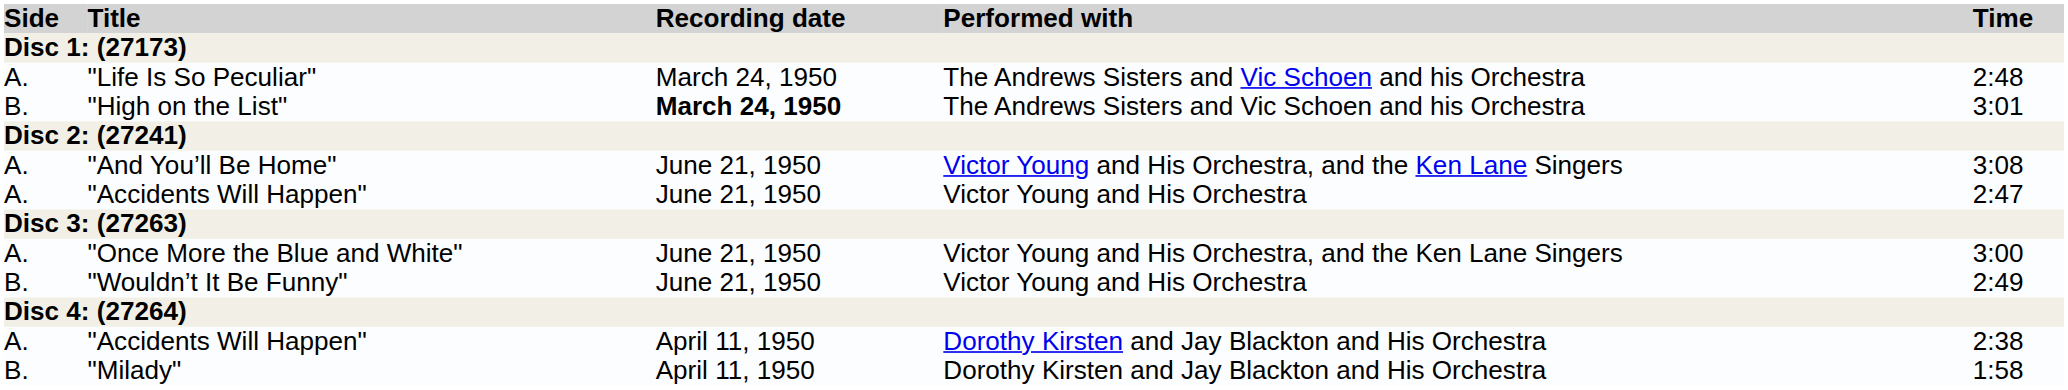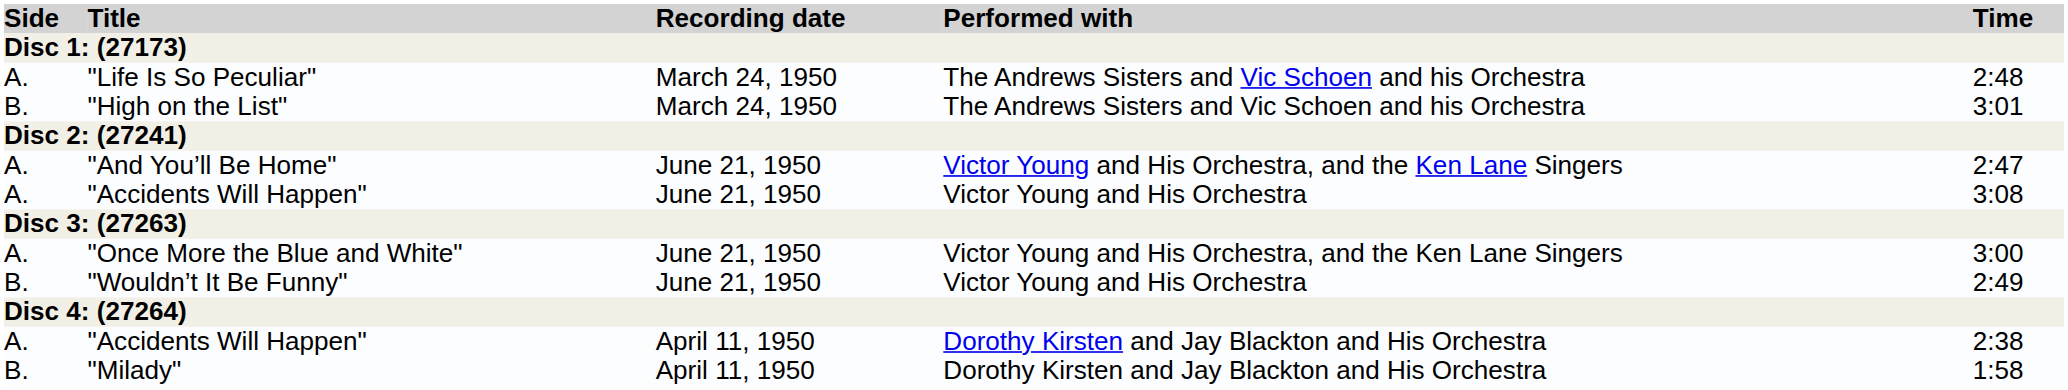(749, 106) bold -> (746, 106) normal
(1998, 165) 3:08 -> (1998, 165) 2:47
(1998, 194) 2:47 -> (1998, 194) 3:08
